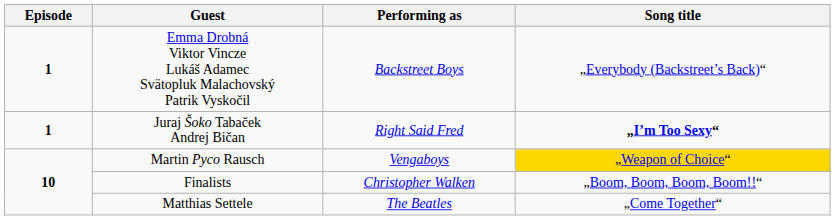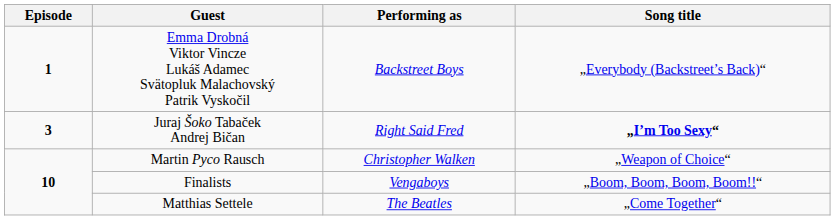(48, 130) 1 -> (48, 130) 3
(419, 160) Vengaboys -> (419, 160) Christopher Walken
(673, 160) gold background -> (673, 160) no background
(419, 182) Christopher Walken -> (419, 182) Vengaboys
